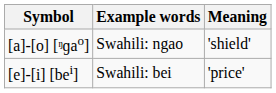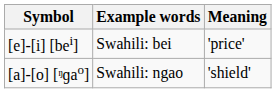rows swapped: (43, 73) <-> (49, 43)
